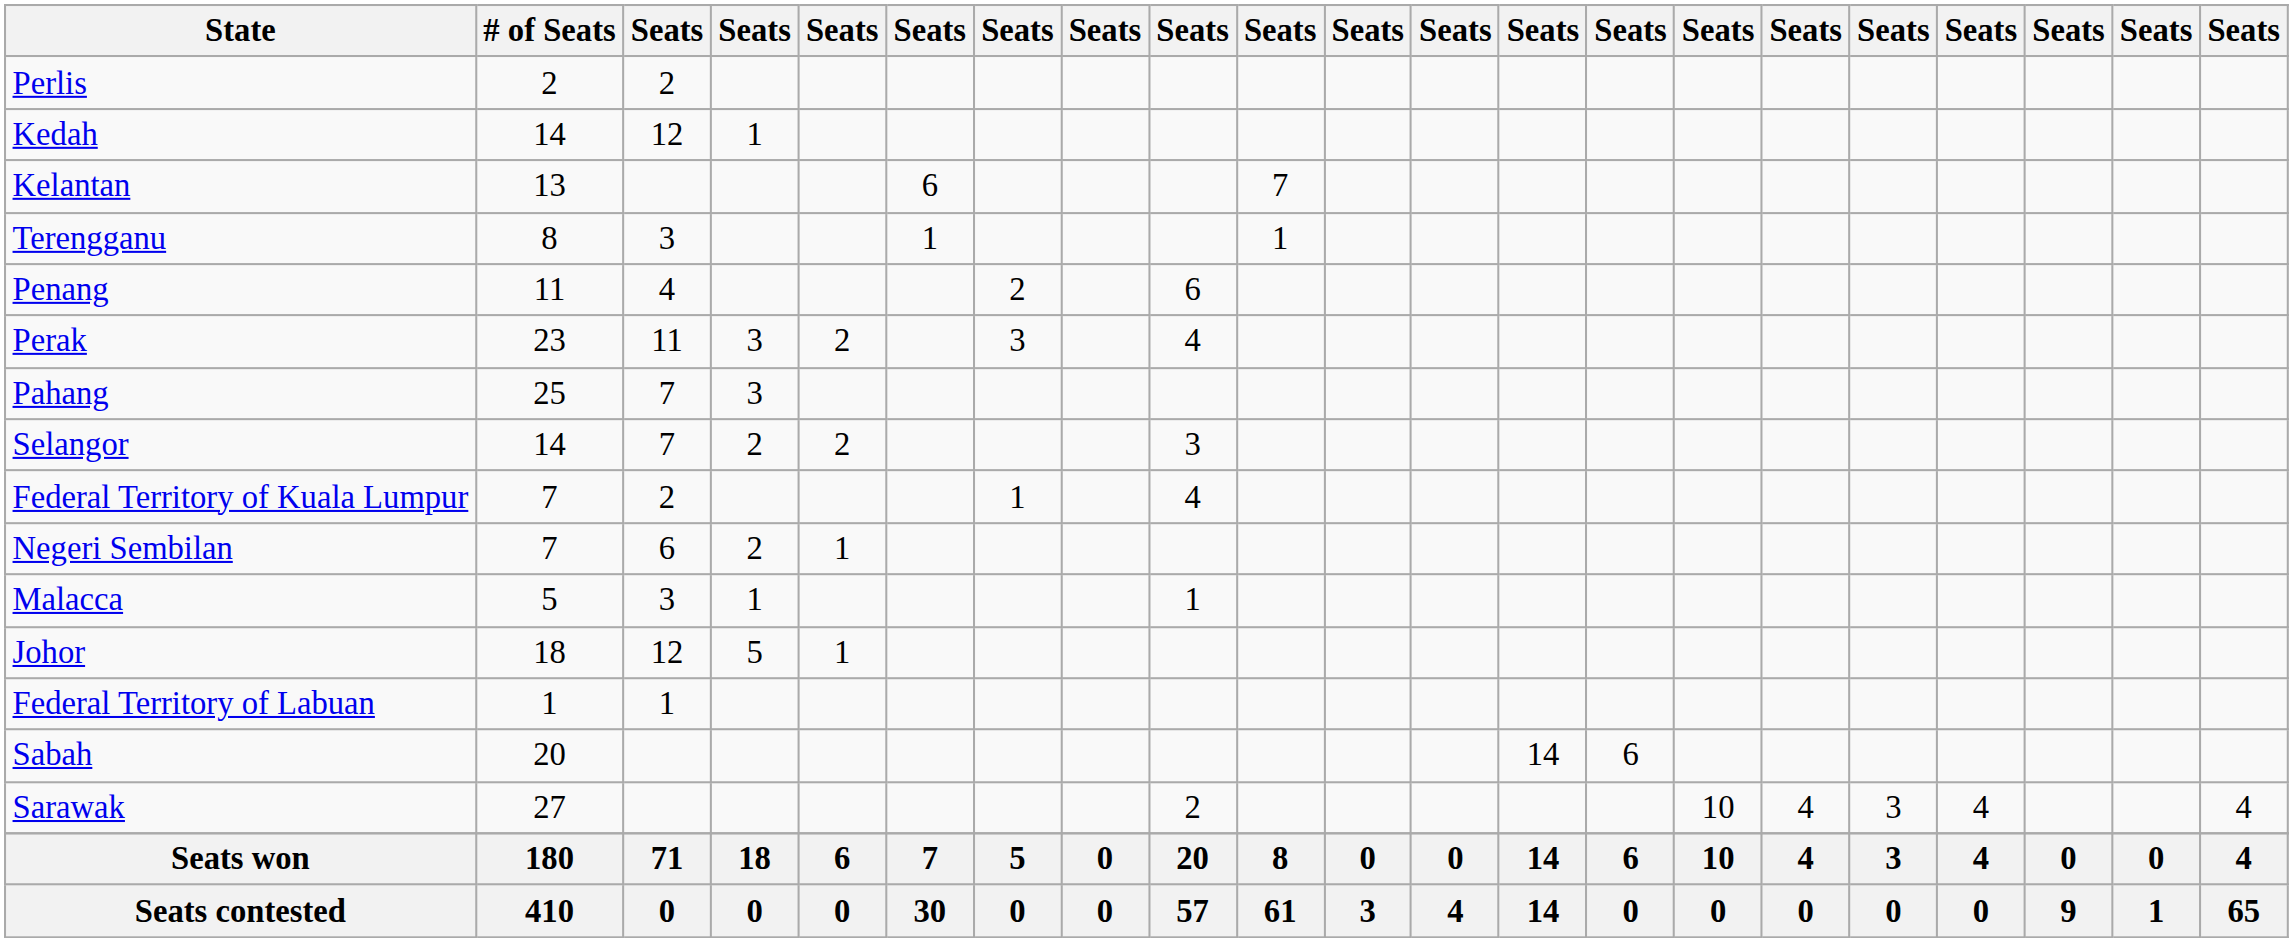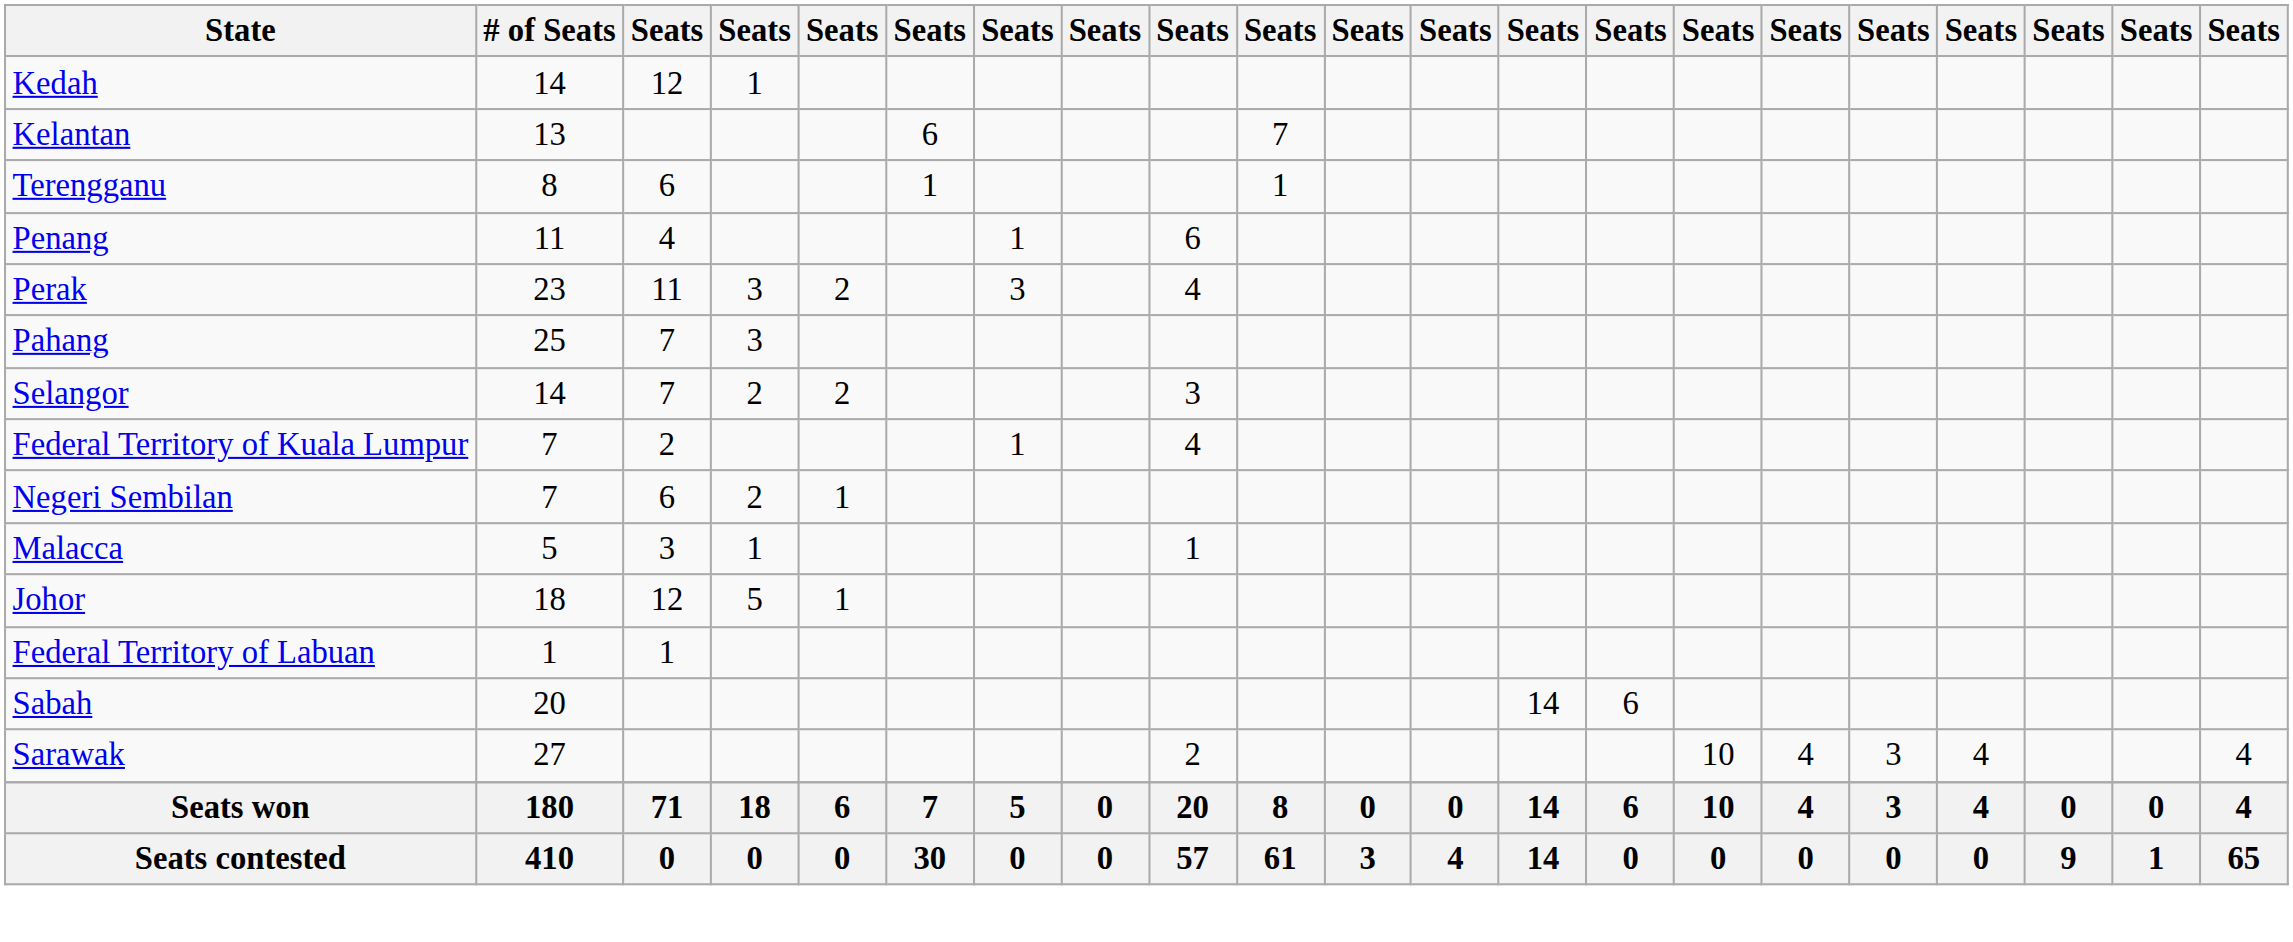- row: (50, 82)
(667, 237) 3 -> (667, 185) 6
(1017, 289) 2 -> (1017, 237) 1
